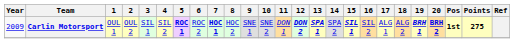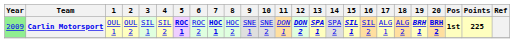(15, 27) no background -> (15, 27) lightgreen background
(477, 27) 275 -> (477, 27) 225
